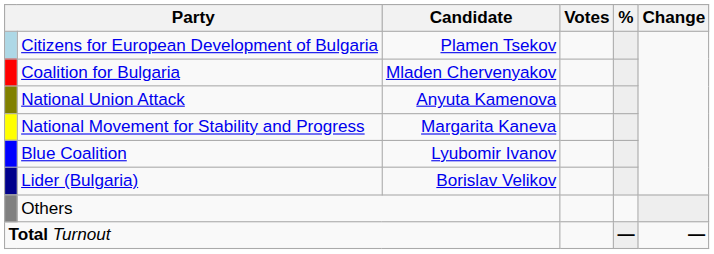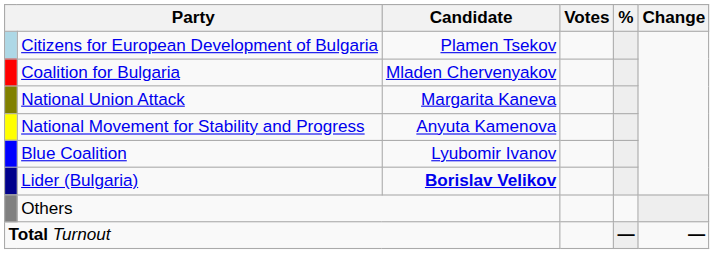(486, 99) Anyuta Kamenova -> (489, 99) Margarita Kaneva
(489, 126) Margarita Kaneva -> (486, 126) Anyuta Kamenova
(496, 180) normal -> (491, 180) bold
